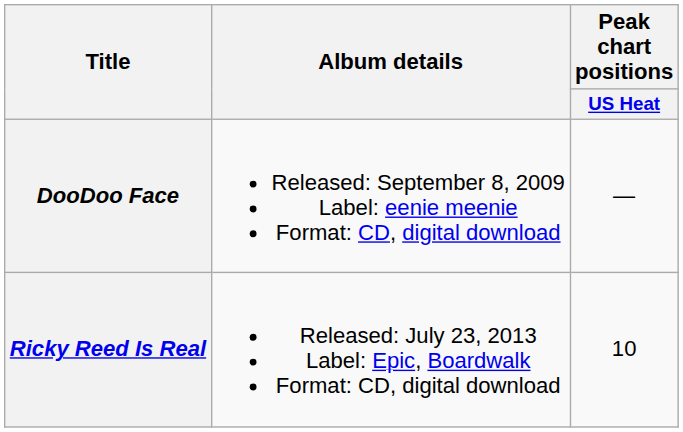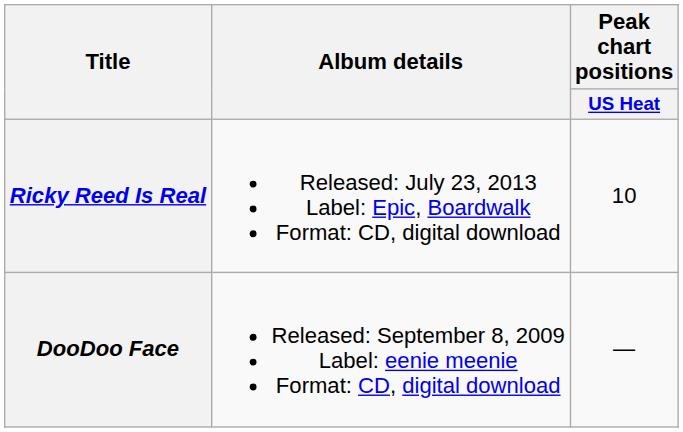rows swapped: (108, 195) <-> (108, 349)
